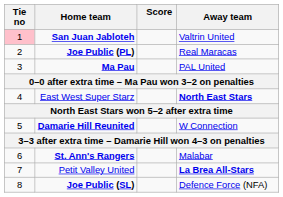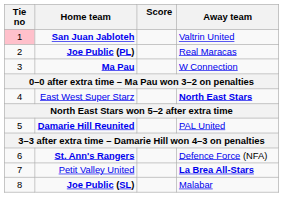(202, 67) PAL United -> (208, 67) W Connection
(208, 126) W Connection -> (202, 126) PAL United
(196, 156) Malabar -> (223, 156) Defence Force (NFA)
(223, 185) Defence Force (NFA) -> (196, 185) Malabar
